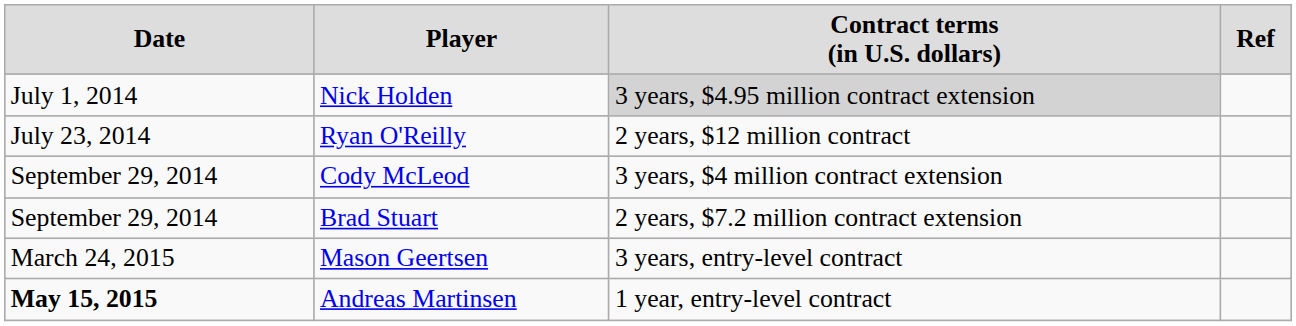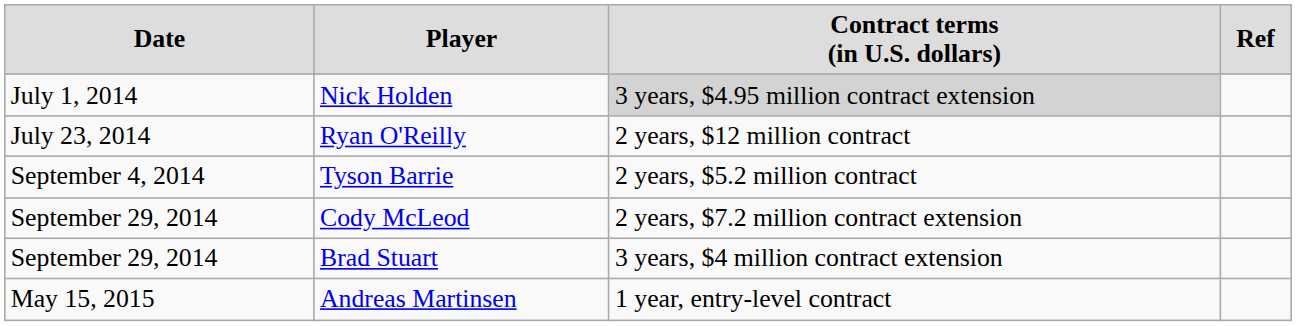+ row: (387, 176)
(809, 176) 3 years, $4 million contract extension -> (818, 217) 2 years, $7.2 million contract extension
(818, 217) 2 years, $7.2 million contract extension -> (809, 258) 3 years, $4 million contract extension
- row: (404, 258)
(84, 299) bold -> (83, 299) normal
